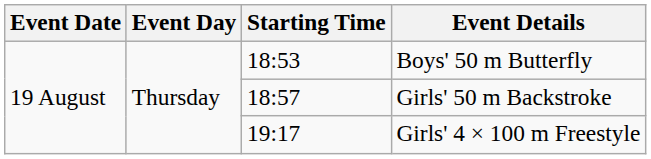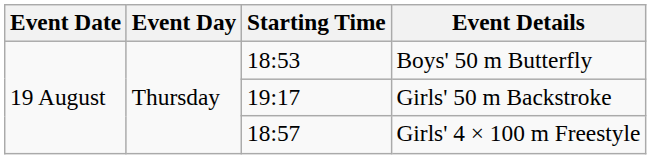(274, 97) 18:57 -> (274, 97) 19:17
(274, 134) 19:17 -> (274, 134) 18:57
